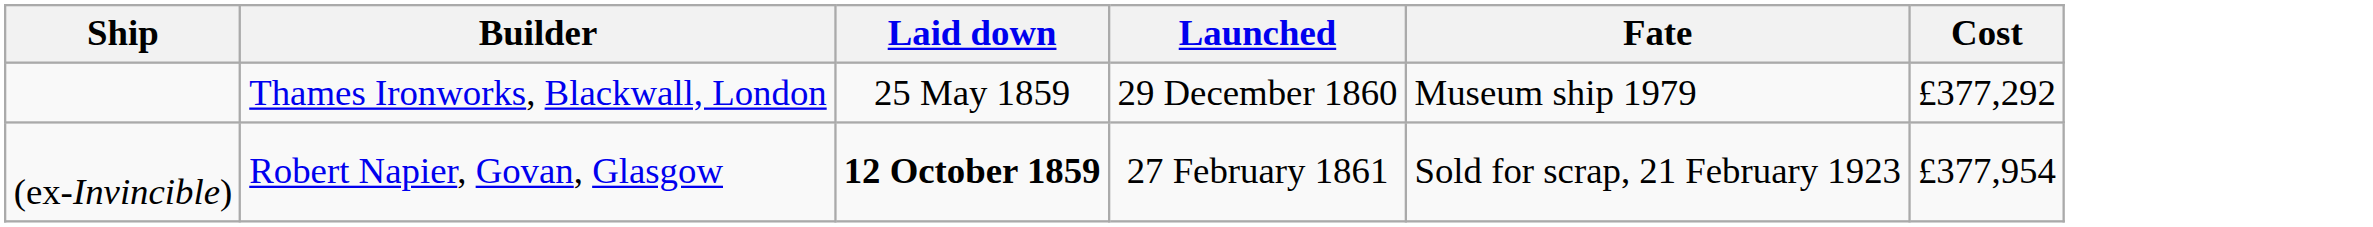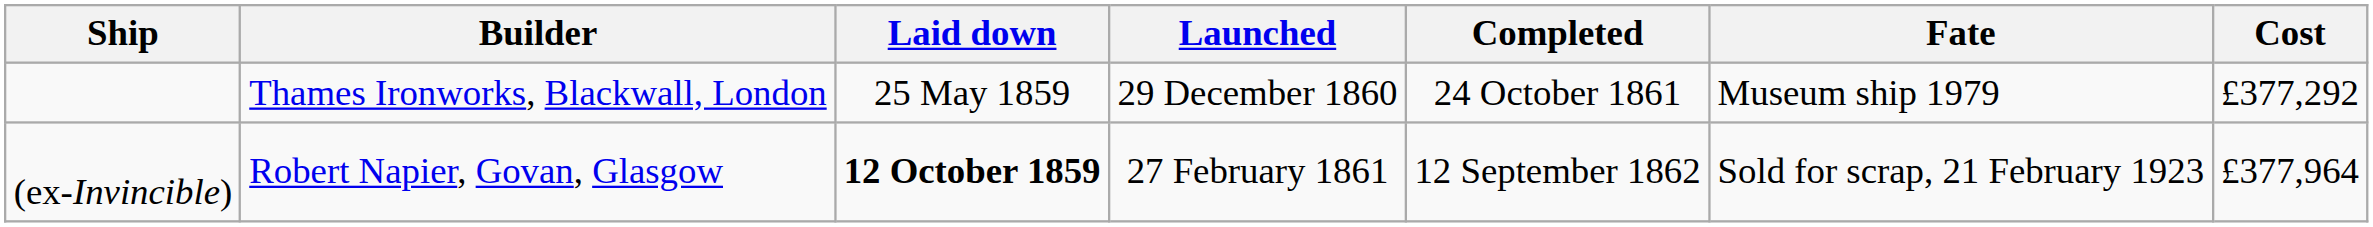+ column: (1558, 33)
(1987, 171) £377,954 -> (2290, 171) £377,964
